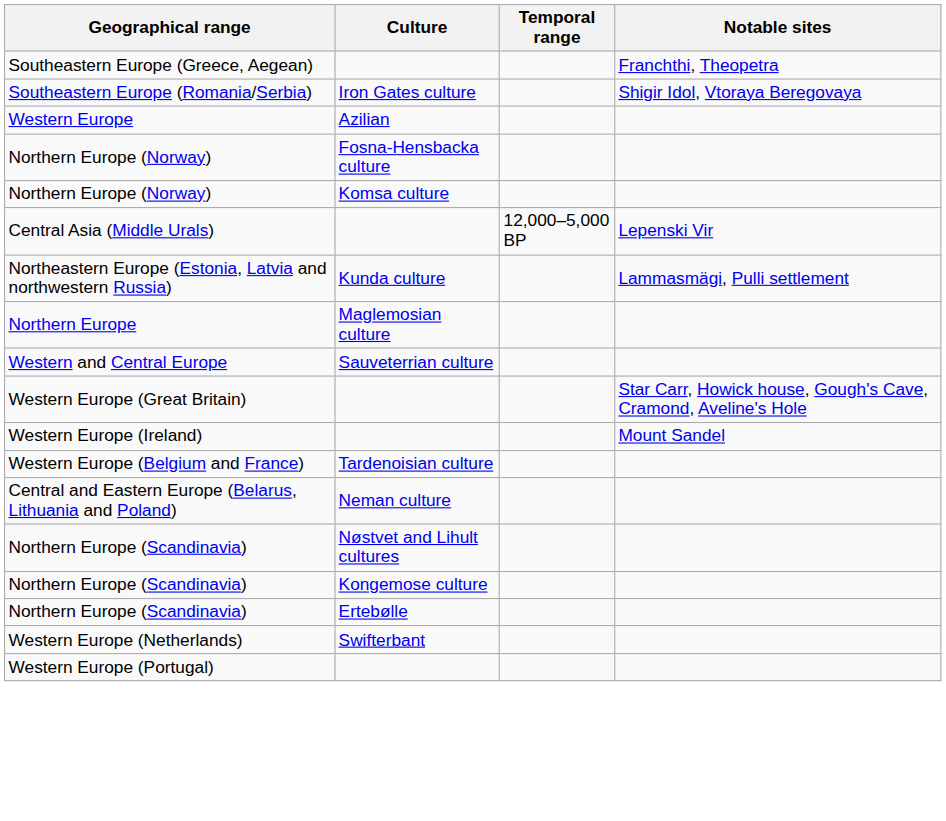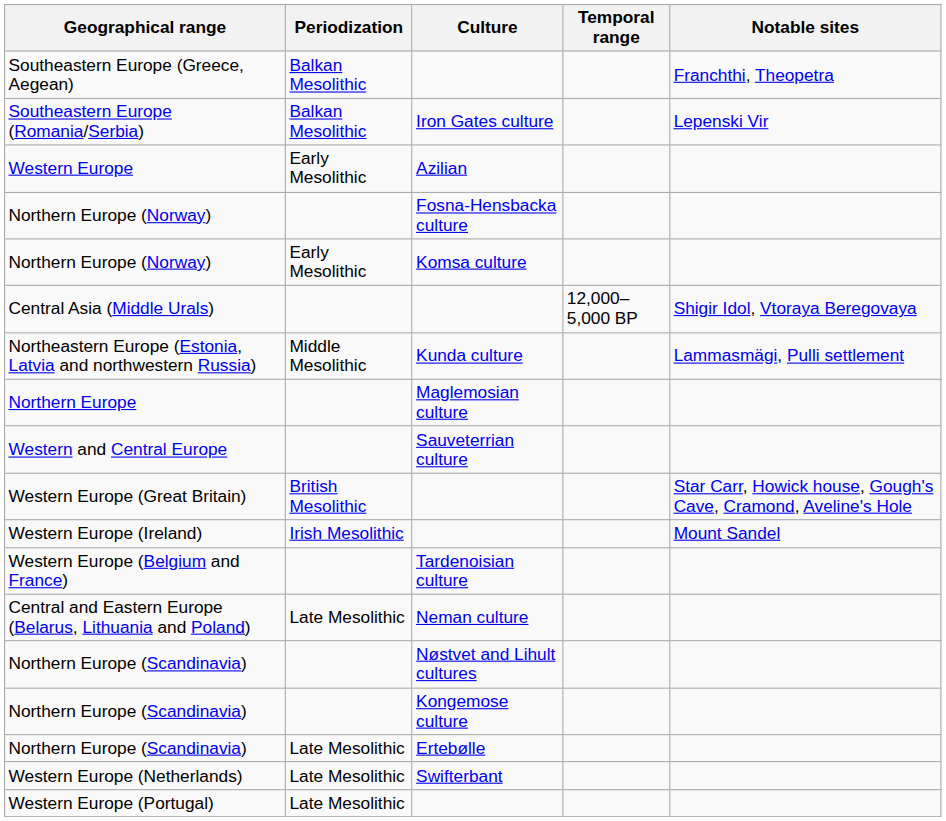+ column: (349, 27)
(740, 92) Shigir Idol, Vtoraya Beregovaya -> (721, 121) Lepenski Vir
(666, 231) Lepenski Vir -> (795, 308) Shigir Idol, Vtoraya Beregovaya
